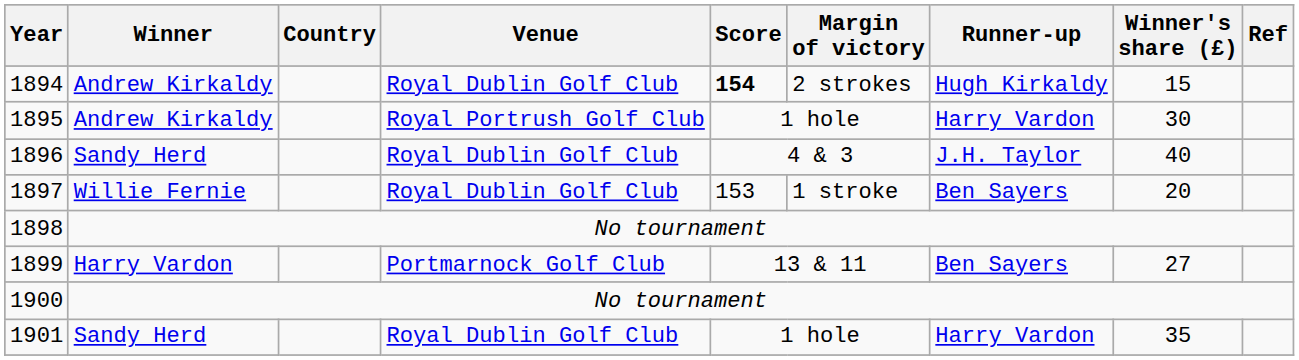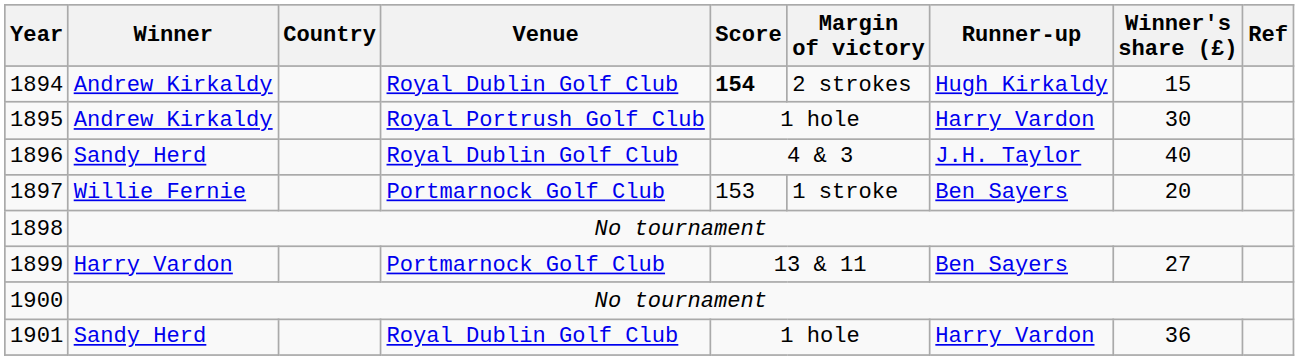(532, 192) Royal Dublin Golf Club -> (526, 192) Portmarnock Golf Club
(1178, 337) 35 -> (1178, 337) 36
